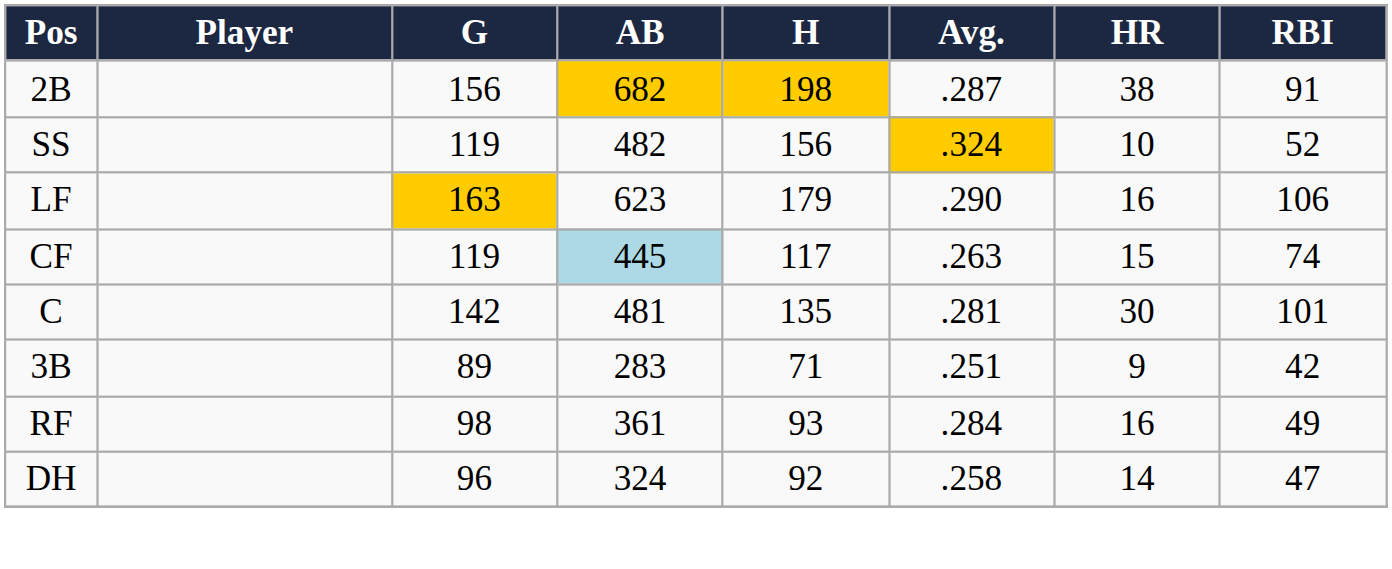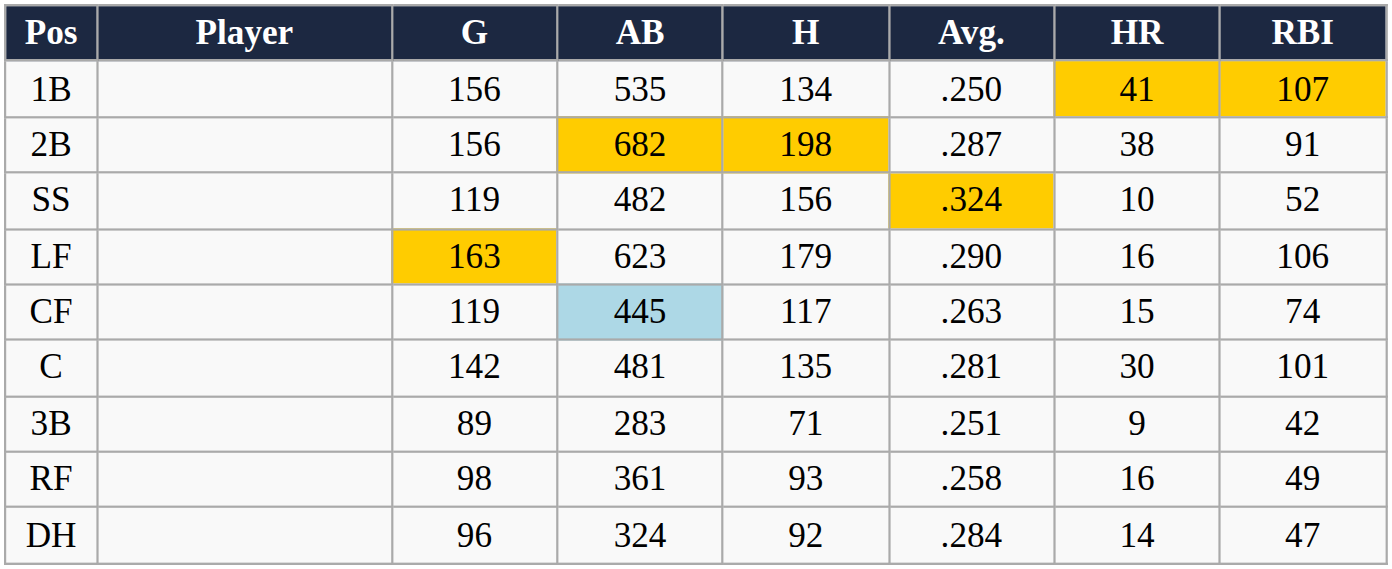+ row: (51, 88)
(971, 423) .284 -> (971, 479) .258
(971, 479) .258 -> (971, 534) .284
